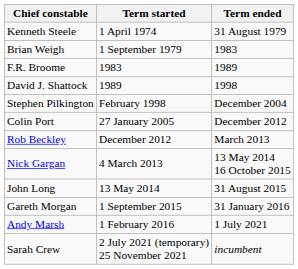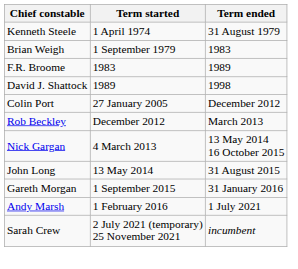- row: (50, 103)
